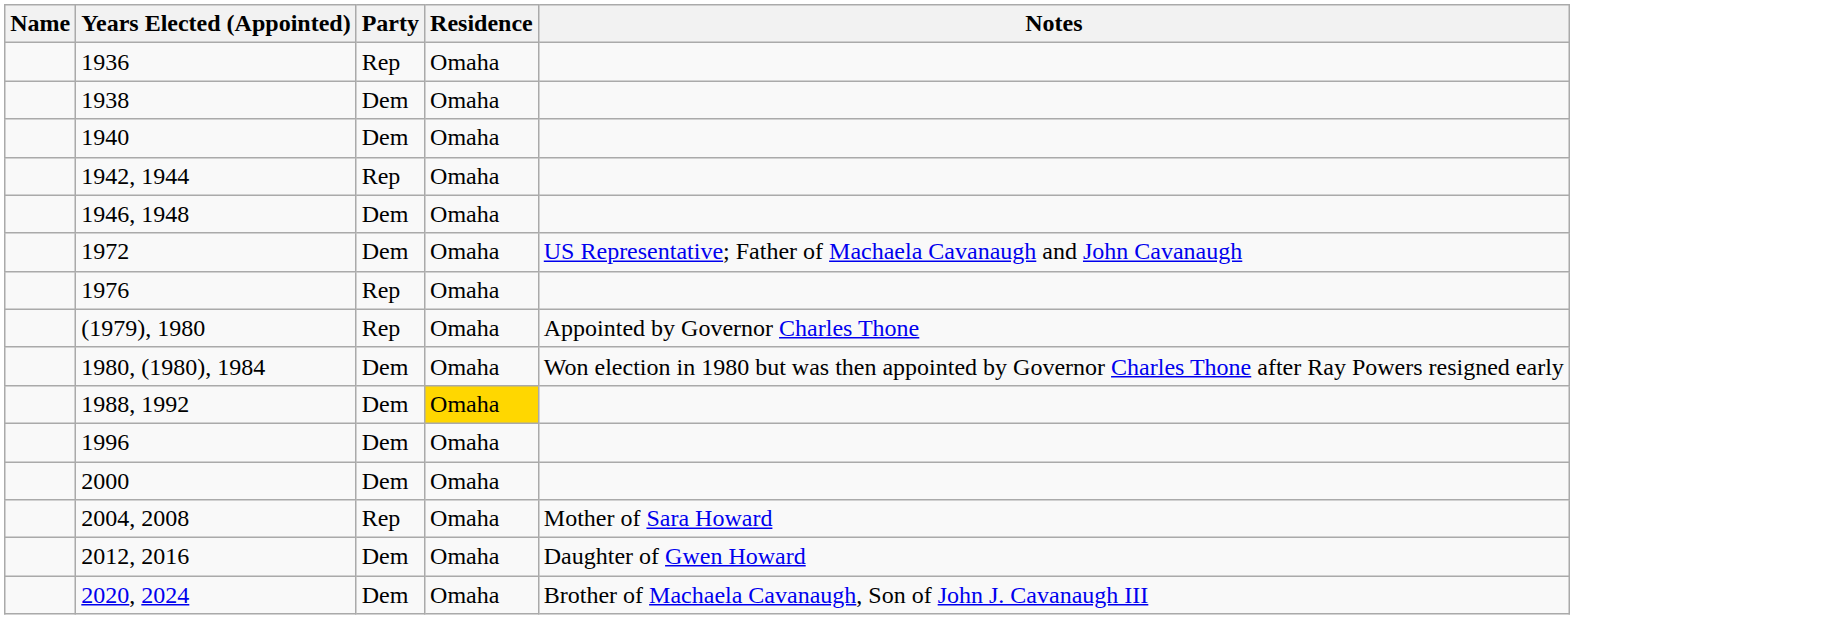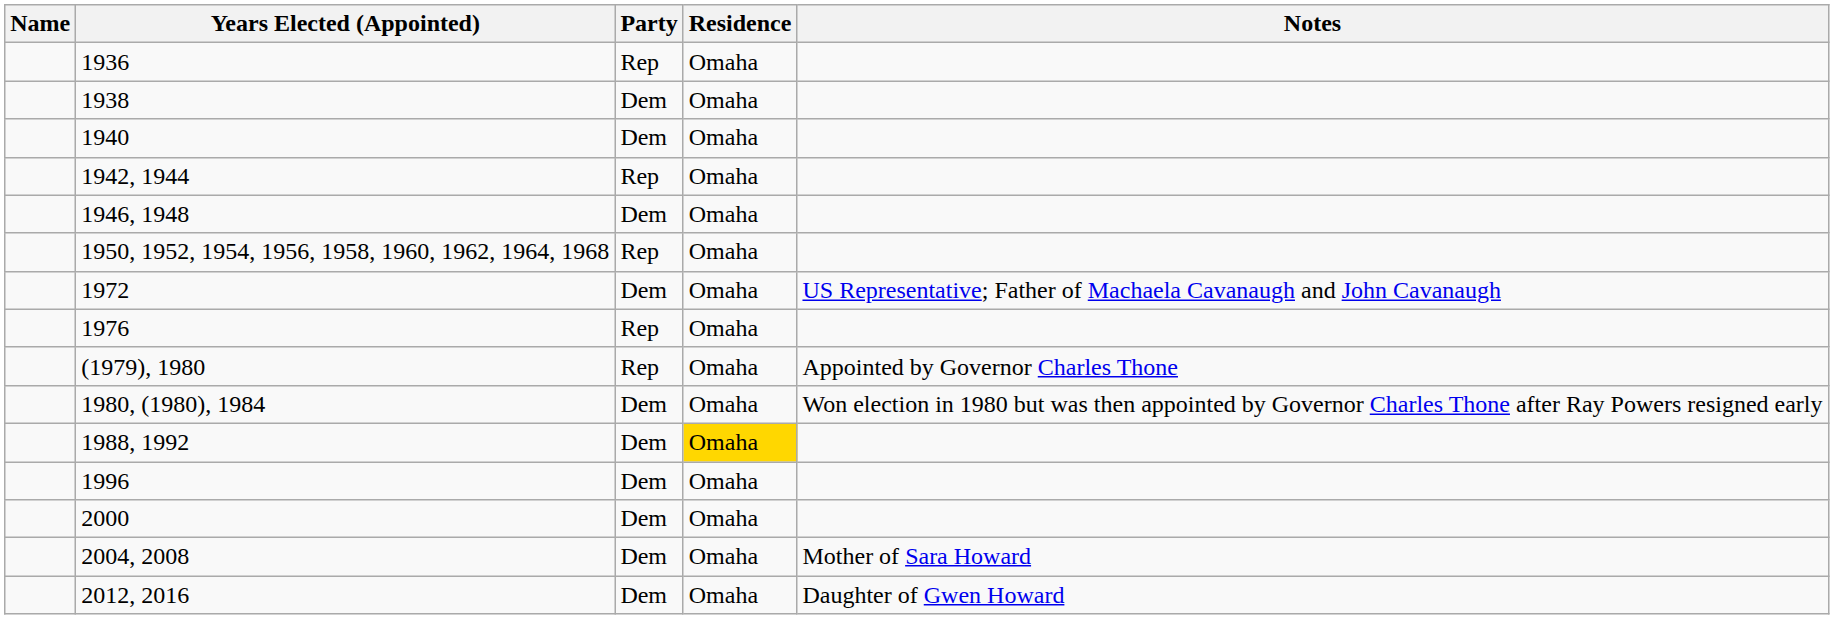+ row: (345, 251)
(381, 518) Rep -> (644, 556) Dem
- row: (135, 594)
